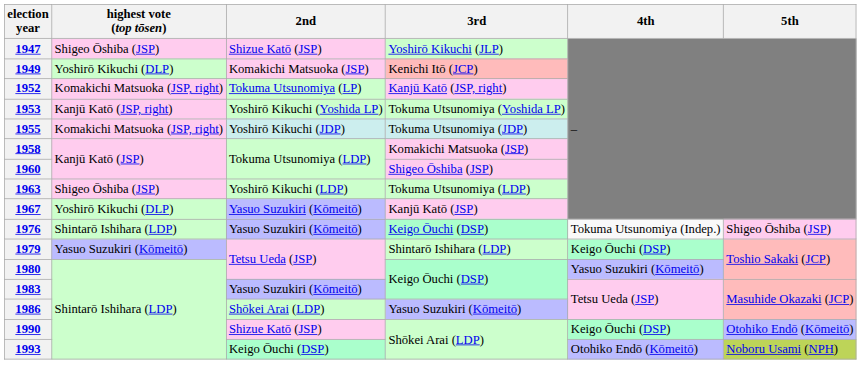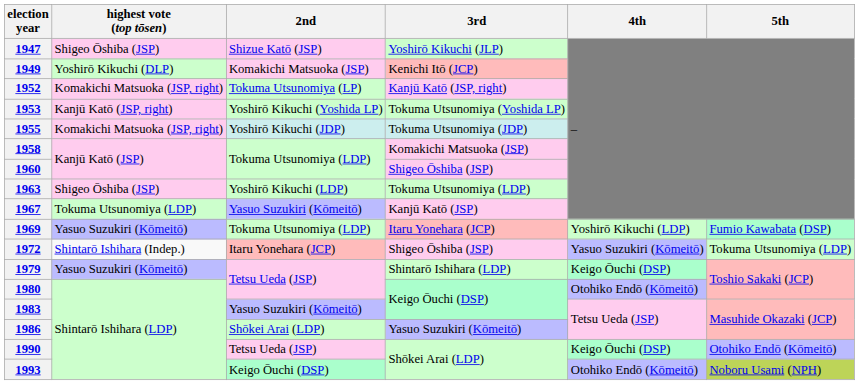(114, 209) Yoshirō Kikuchi (DLP) -> (125, 209) Tokuma Utsunomiya (LDP)
+ row: (28, 229)
+ row: (28, 249)
- row: (28, 229)
(637, 269) Yasuo Suzukiri (Kōmeitō) -> (634, 289) Otohiko Endō (Kōmeitō)
(275, 329) Shizue Katō (JSP) -> (273, 349) Tetsu Ueda (JSP)
